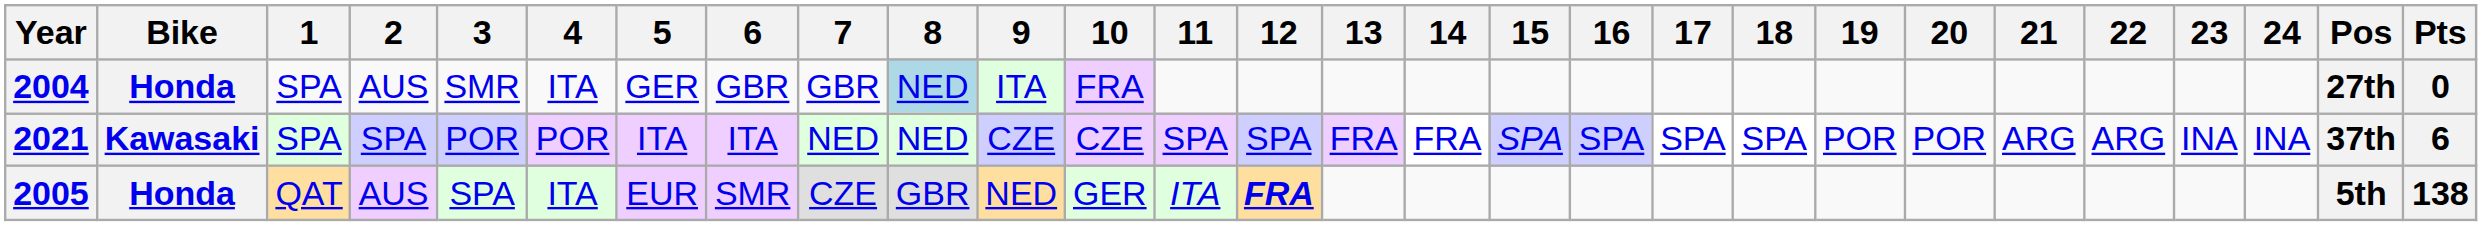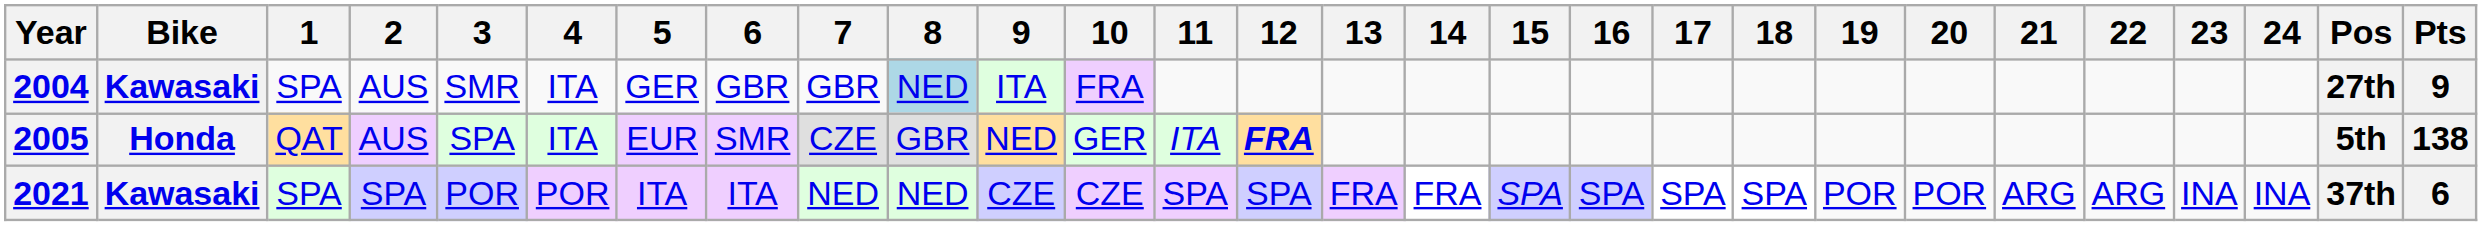(182, 86) Honda -> (182, 86) Kawasaki
(2440, 86) 0 -> (2440, 86) 9
rows swapped: (51, 193) <-> (51, 140)
